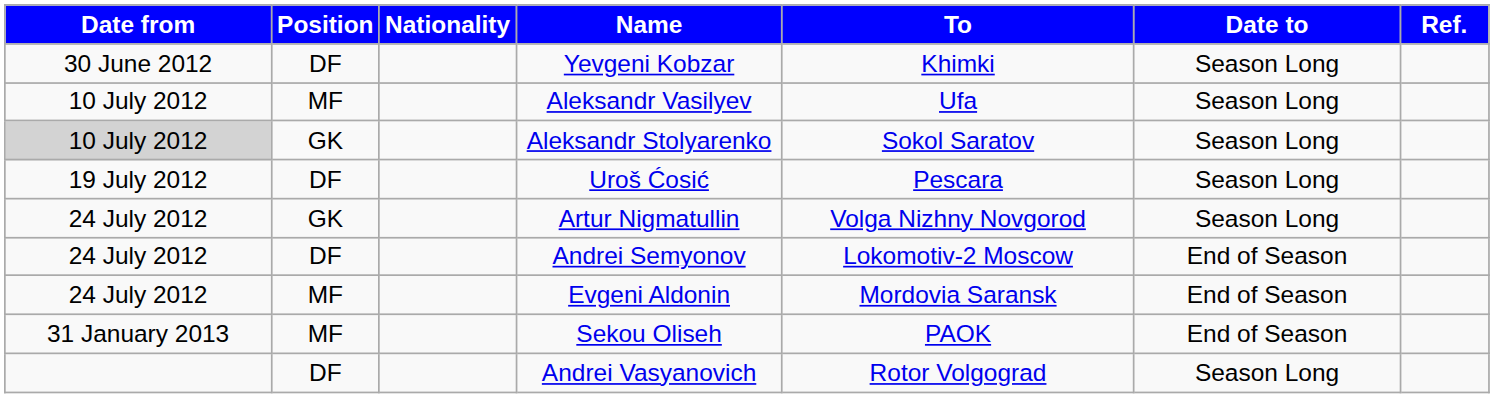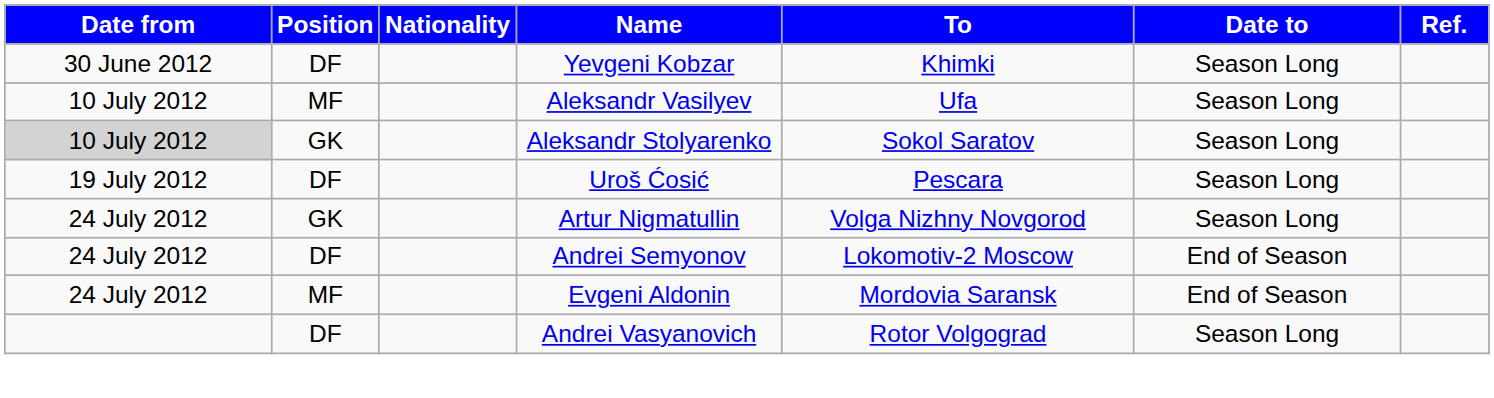- row: (649, 334)
